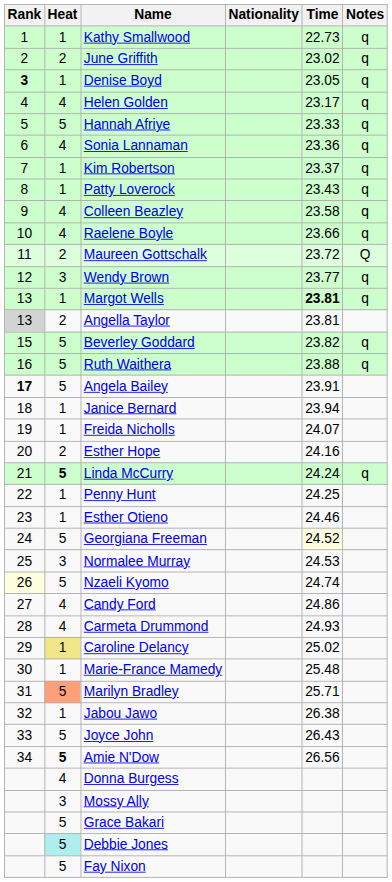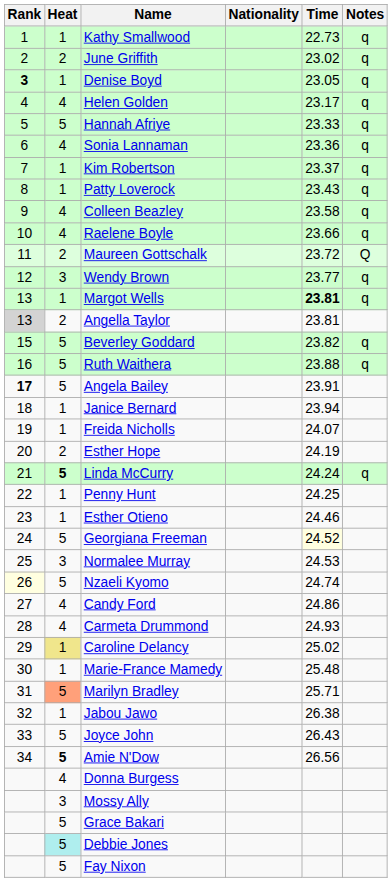(322, 451) 24.16 -> (322, 451) 24.19
